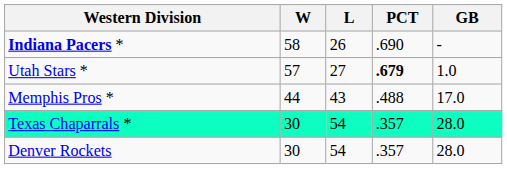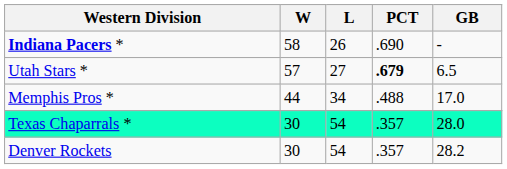(447, 71) 1.0 -> (447, 71) 6.5
(338, 97) 43 -> (338, 97) 34
(451, 150) 28.0 -> (451, 150) 28.2
